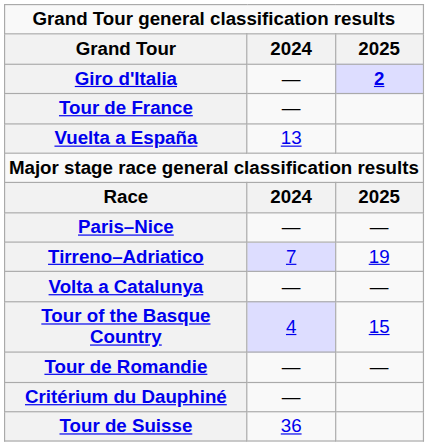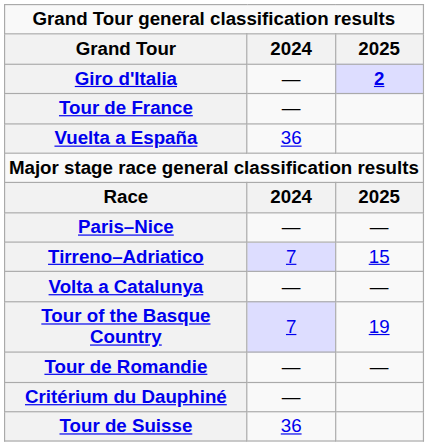(291, 138) 13 -> (291, 138) 36
(379, 256) 19 -> (379, 256) 15
(291, 326) 4 -> (291, 326) 7
(379, 326) 15 -> (379, 326) 19
